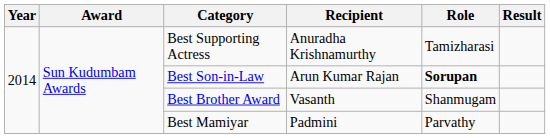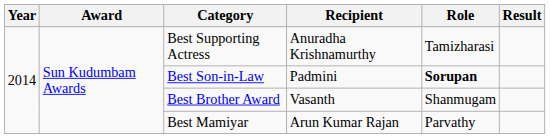(344, 76) Arun Kumar Rajan -> (313, 76) Padmini
(313, 122) Padmini -> (344, 122) Arun Kumar Rajan
